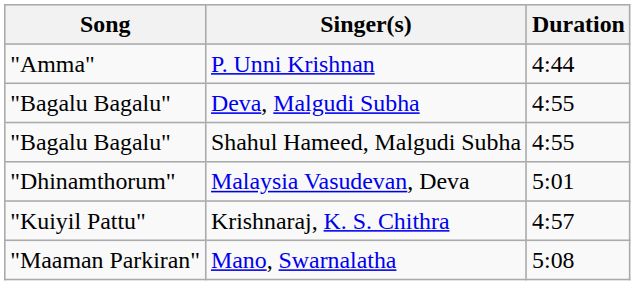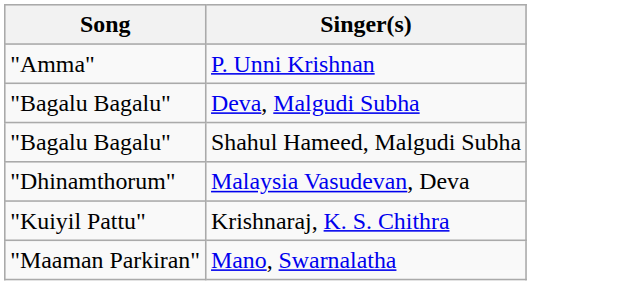- column: (578, 24)
